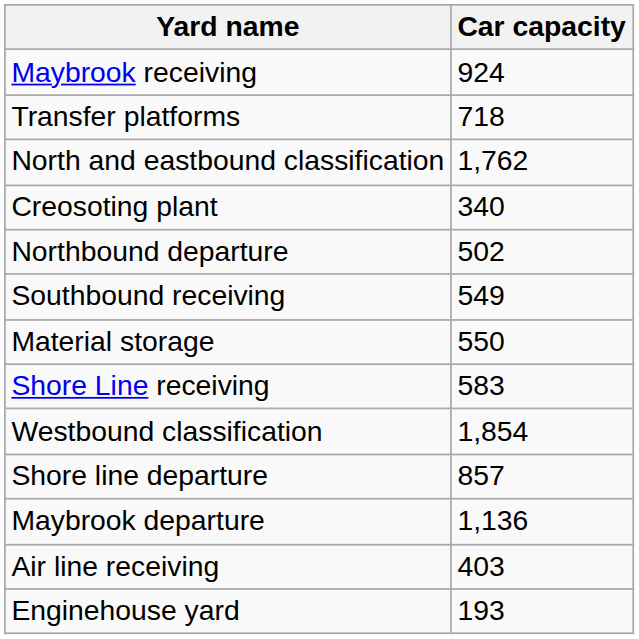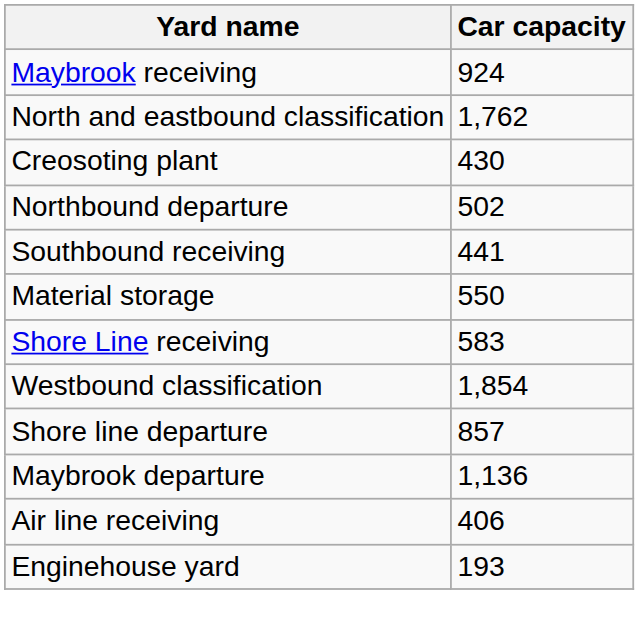- row: (126, 116)
(481, 206) 340 -> (481, 161) 430
(481, 296) 549 -> (481, 251) 441
(481, 565) 403 -> (481, 521) 406
